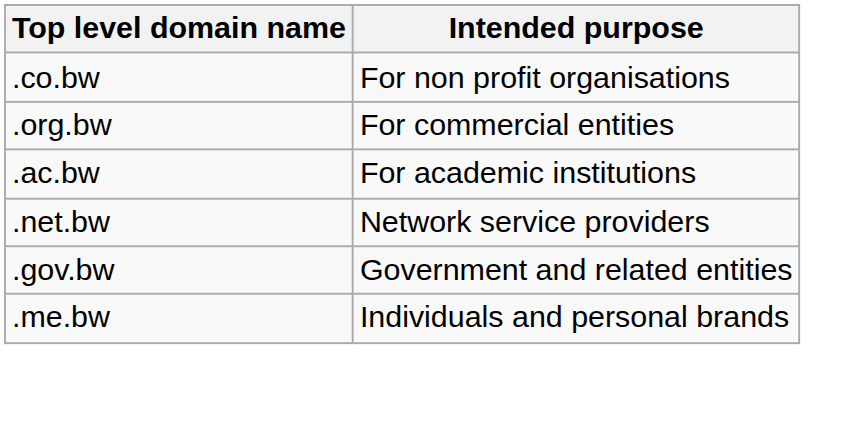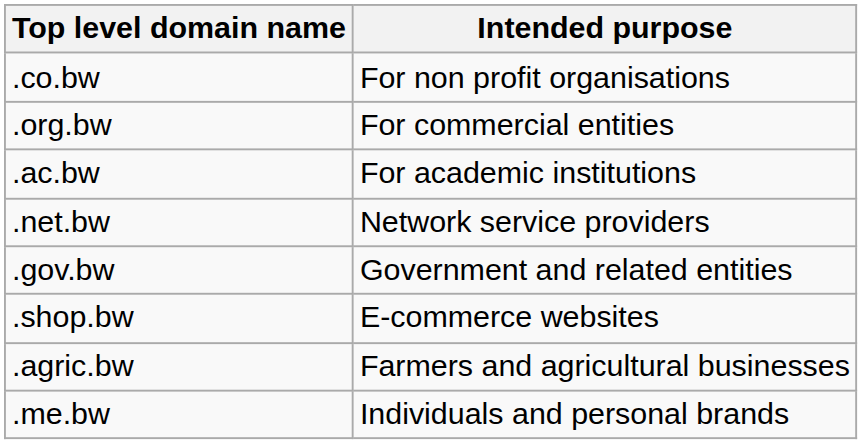+ row: (73, 317)
+ row: (73, 366)
